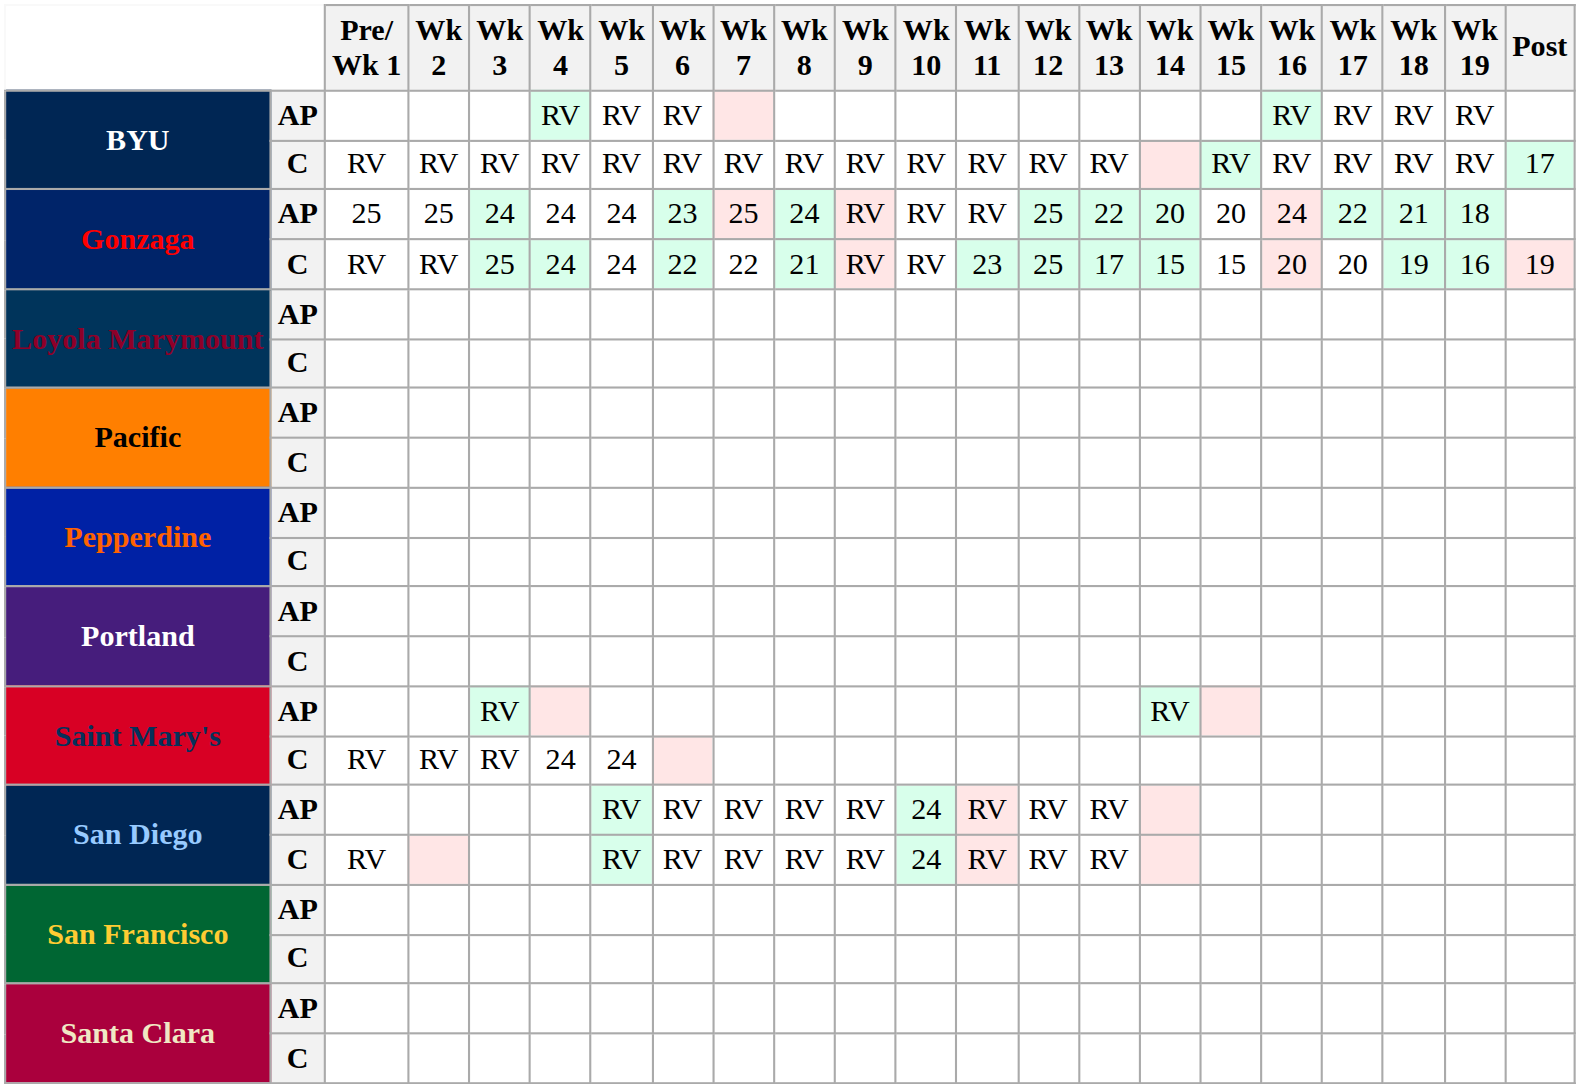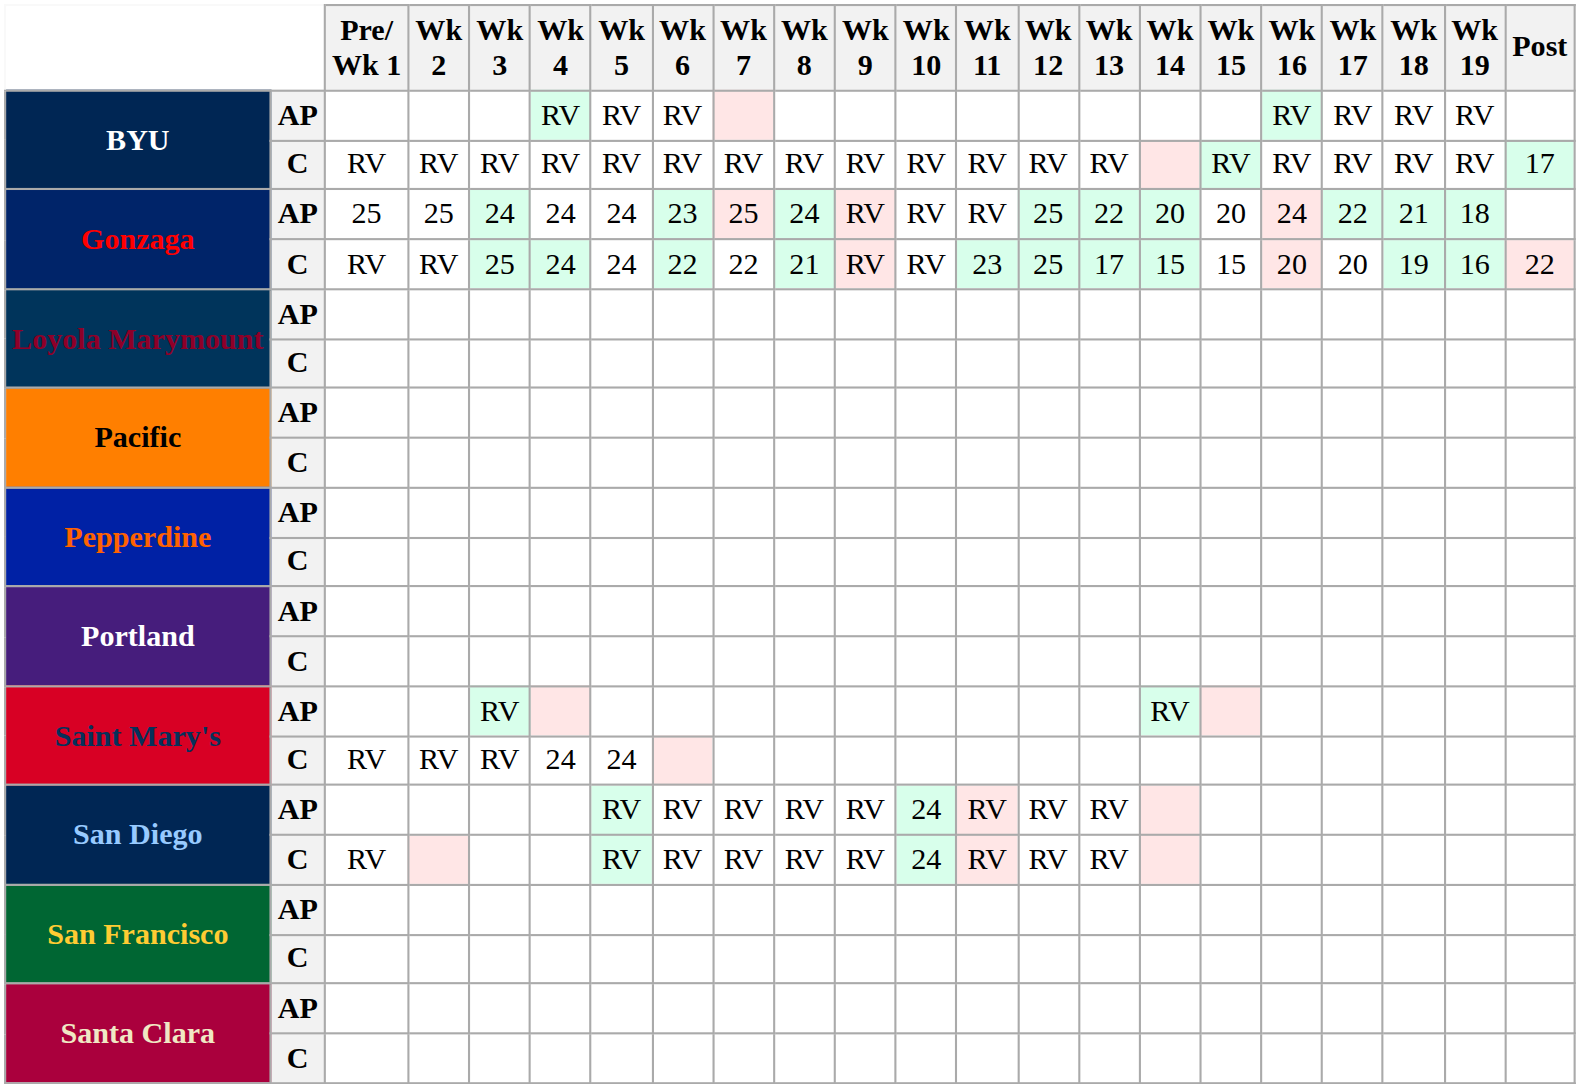(1540, 263) 19 -> (1540, 263) 22
